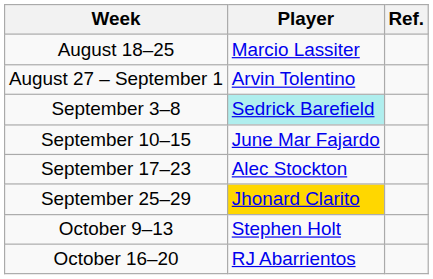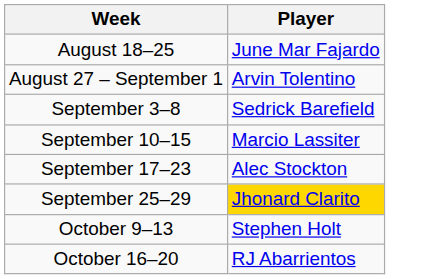- column: (406, 19)
(296, 49) Marcio Lassiter -> (306, 49) June Mar Fajardo
(303, 109) paleturquoise background -> (303, 109) no background
(306, 139) June Mar Fajardo -> (296, 139) Marcio Lassiter
